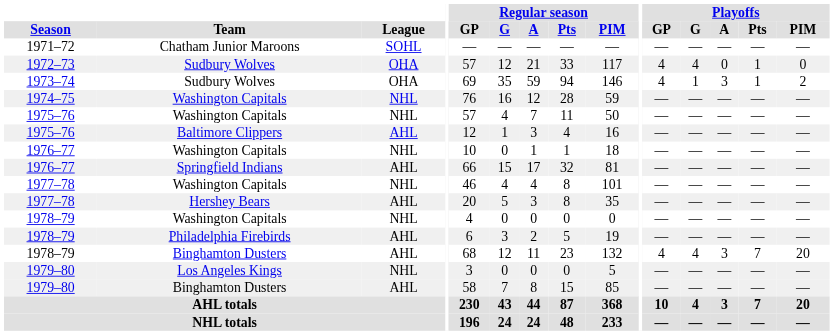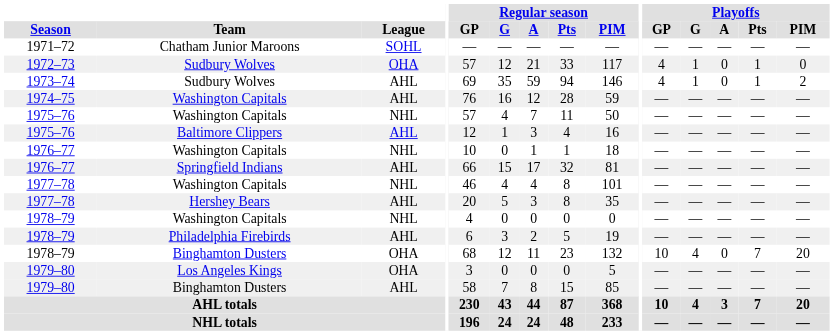(695, 64) 4 -> (695, 64) 1
(404, 81) OHA -> (404, 81) AHL
(724, 81) 3 -> (724, 81) 0
(404, 98) NHL -> (404, 98) AHL
(404, 253) AHL -> (404, 253) OHA
(661, 253) 4 -> (661, 253) 10
(724, 253) 3 -> (724, 253) 0
(404, 270) NHL -> (404, 270) OHA
